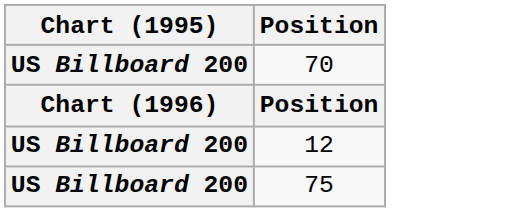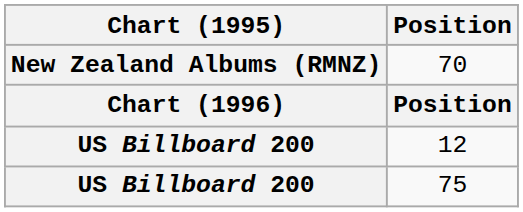(129, 65) US Billboard 200 -> (196, 65) New Zealand Albums (RMNZ)
